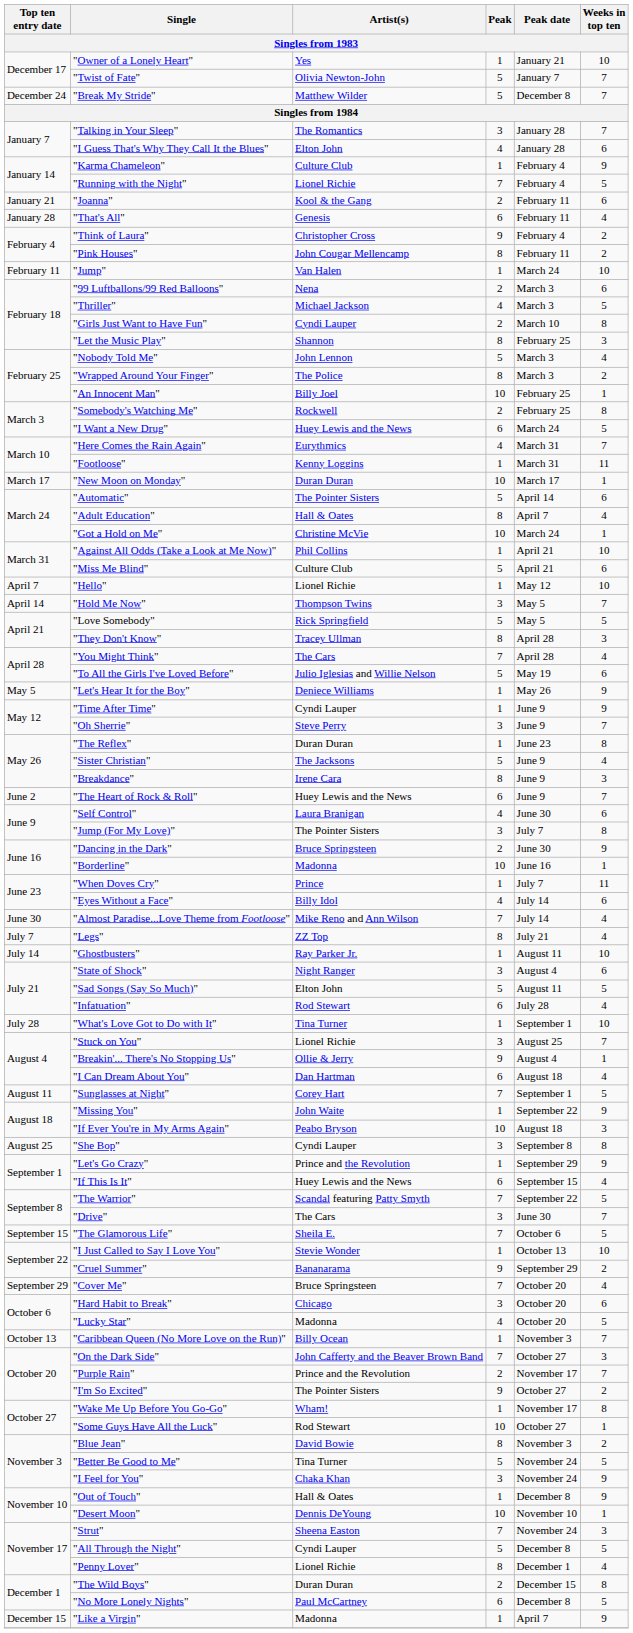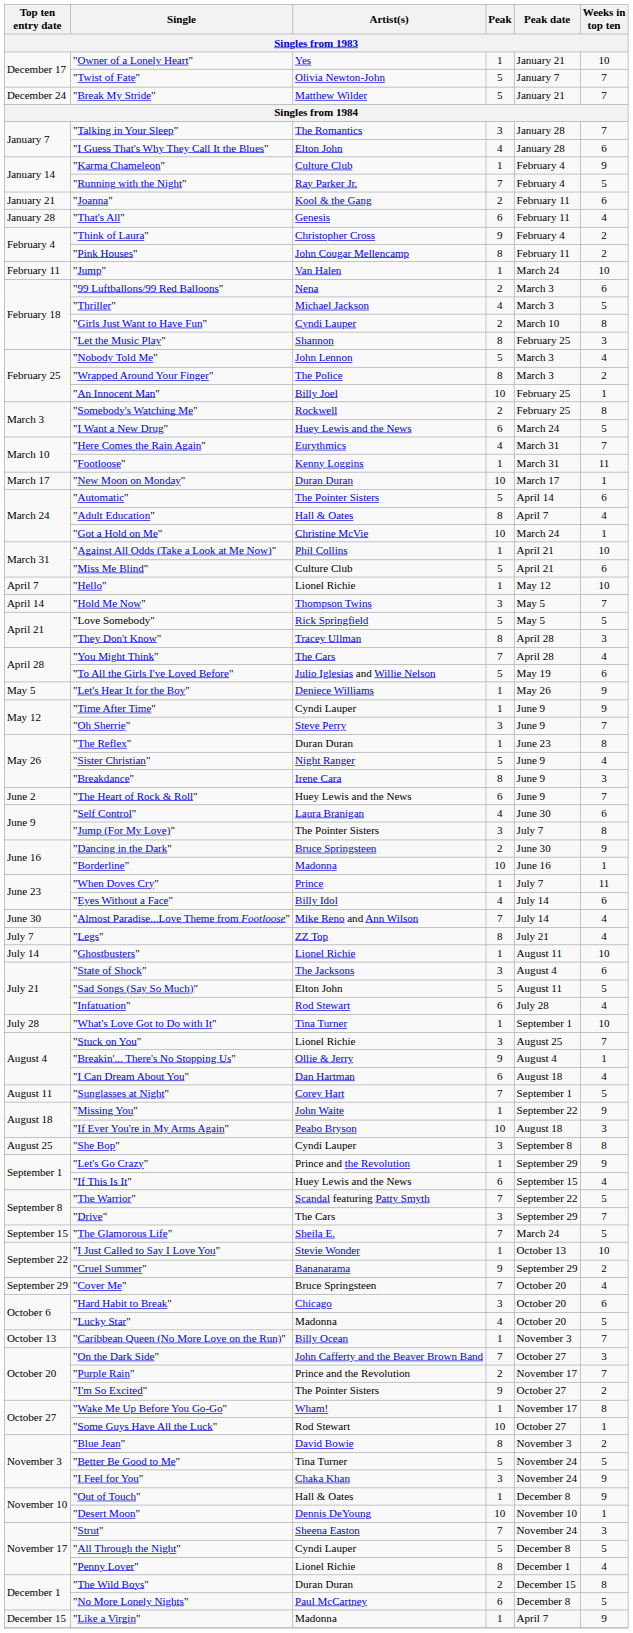(543, 95) December 8 -> (541, 95) January 21
(325, 183) Lionel Richie -> (326, 183) Ray Parker Jr.
(325, 761) The Jacksons -> (325, 761) Night Ranger
(326, 953) Ray Parker Jr. -> (325, 953) Lionel Richie
(325, 971) Night Ranger -> (325, 971) The Jacksons
(534, 1216) June 30 -> (547, 1216) September 29
(539, 1233) October 6 -> (538, 1233) March 24
